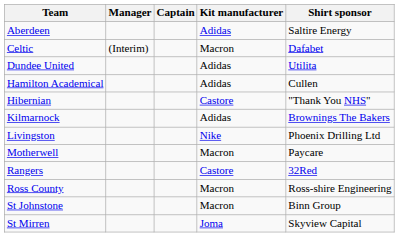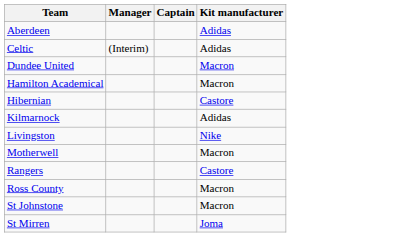- column: (340, 13)
(217, 48) Macron -> (215, 48) Adidas
(215, 65) Adidas -> (217, 65) Macron
(215, 83) Adidas -> (217, 83) Macron
